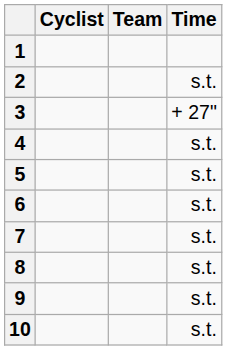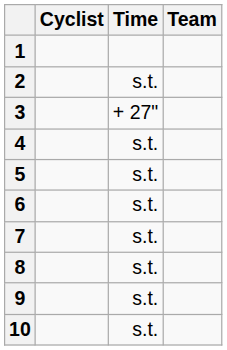columns swapped: (138, 19) <-> (194, 19)
